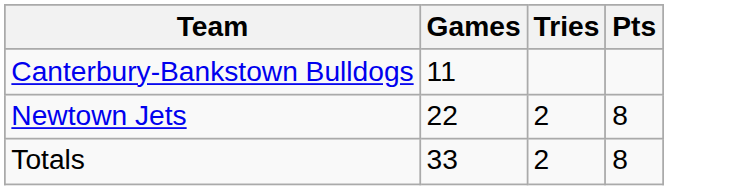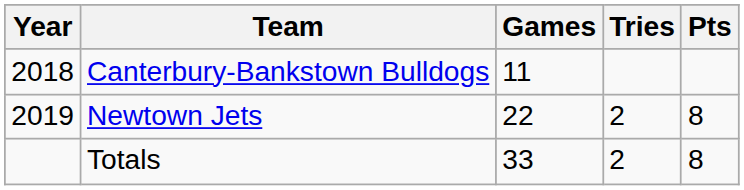+ column: (43, 26)
